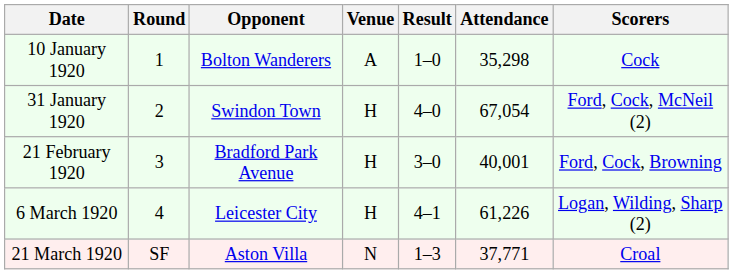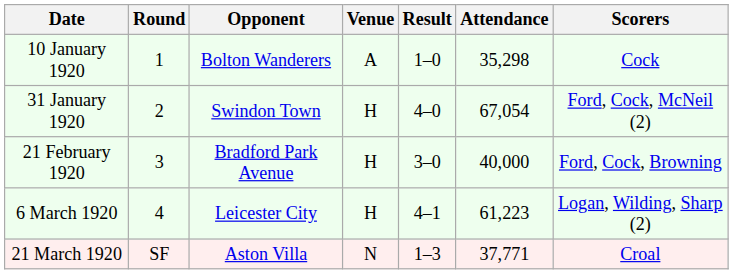(504, 162) 40,001 -> (504, 162) 40,000
(504, 213) 61,226 -> (504, 213) 61,223
